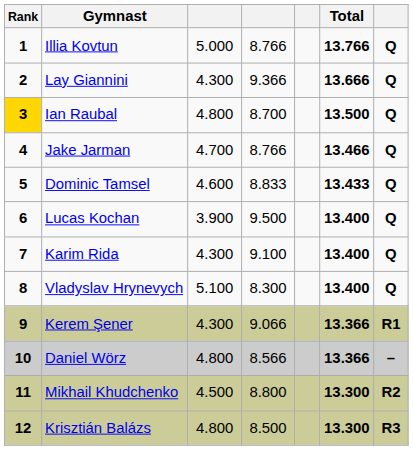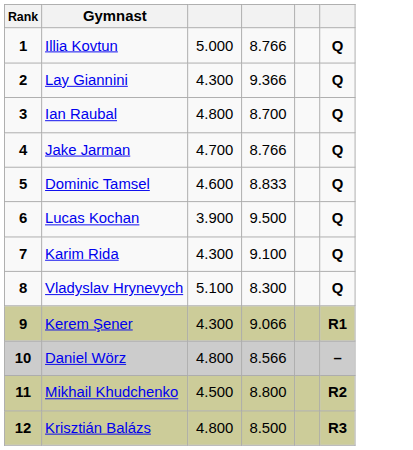- column: (347, 16)
(23, 114) gold background -> (23, 114) no background
